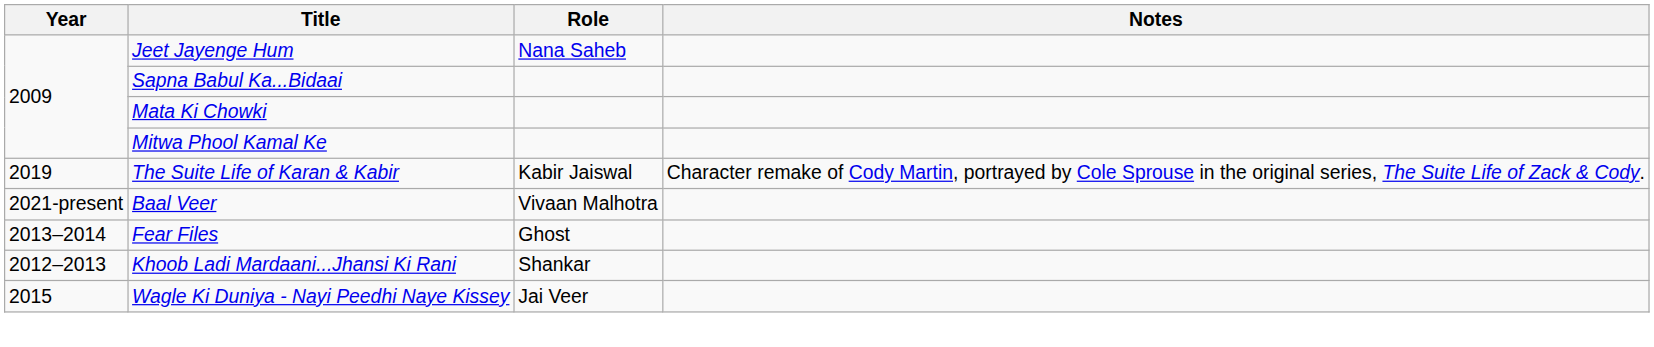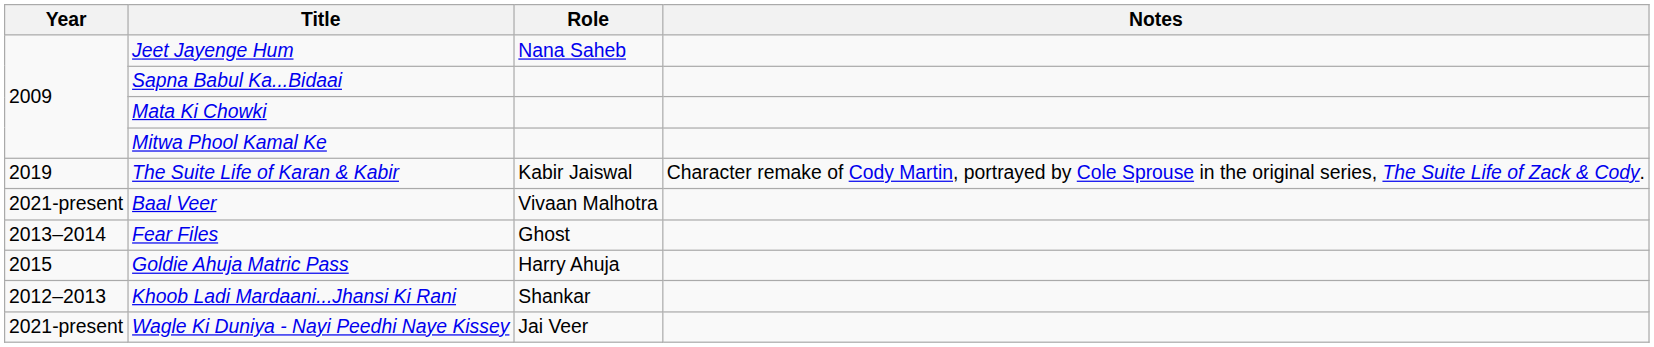+ row: (240, 265)
(31, 296) 2015 -> (66, 326) 2021-present
